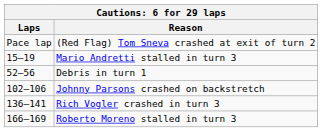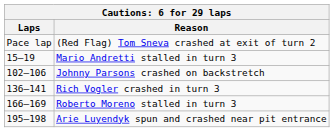- row: (101, 73)
+ row: (191, 119)
